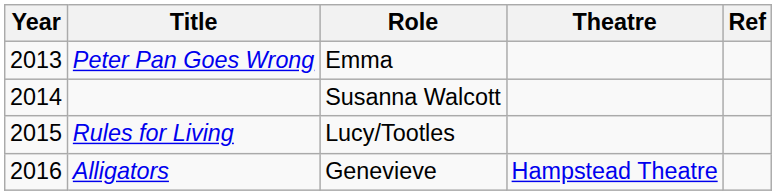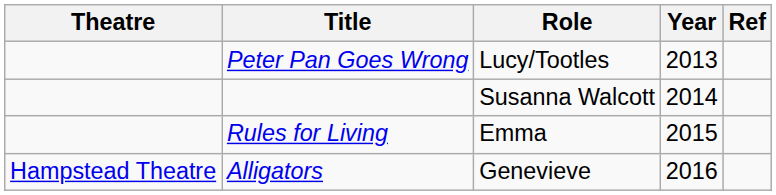columns swapped: (36, 23) <-> (615, 23)
(359, 60) Emma -> (544, 60) Lucy/Tootles
(390, 134) Lucy/Tootles -> (513, 134) Emma
